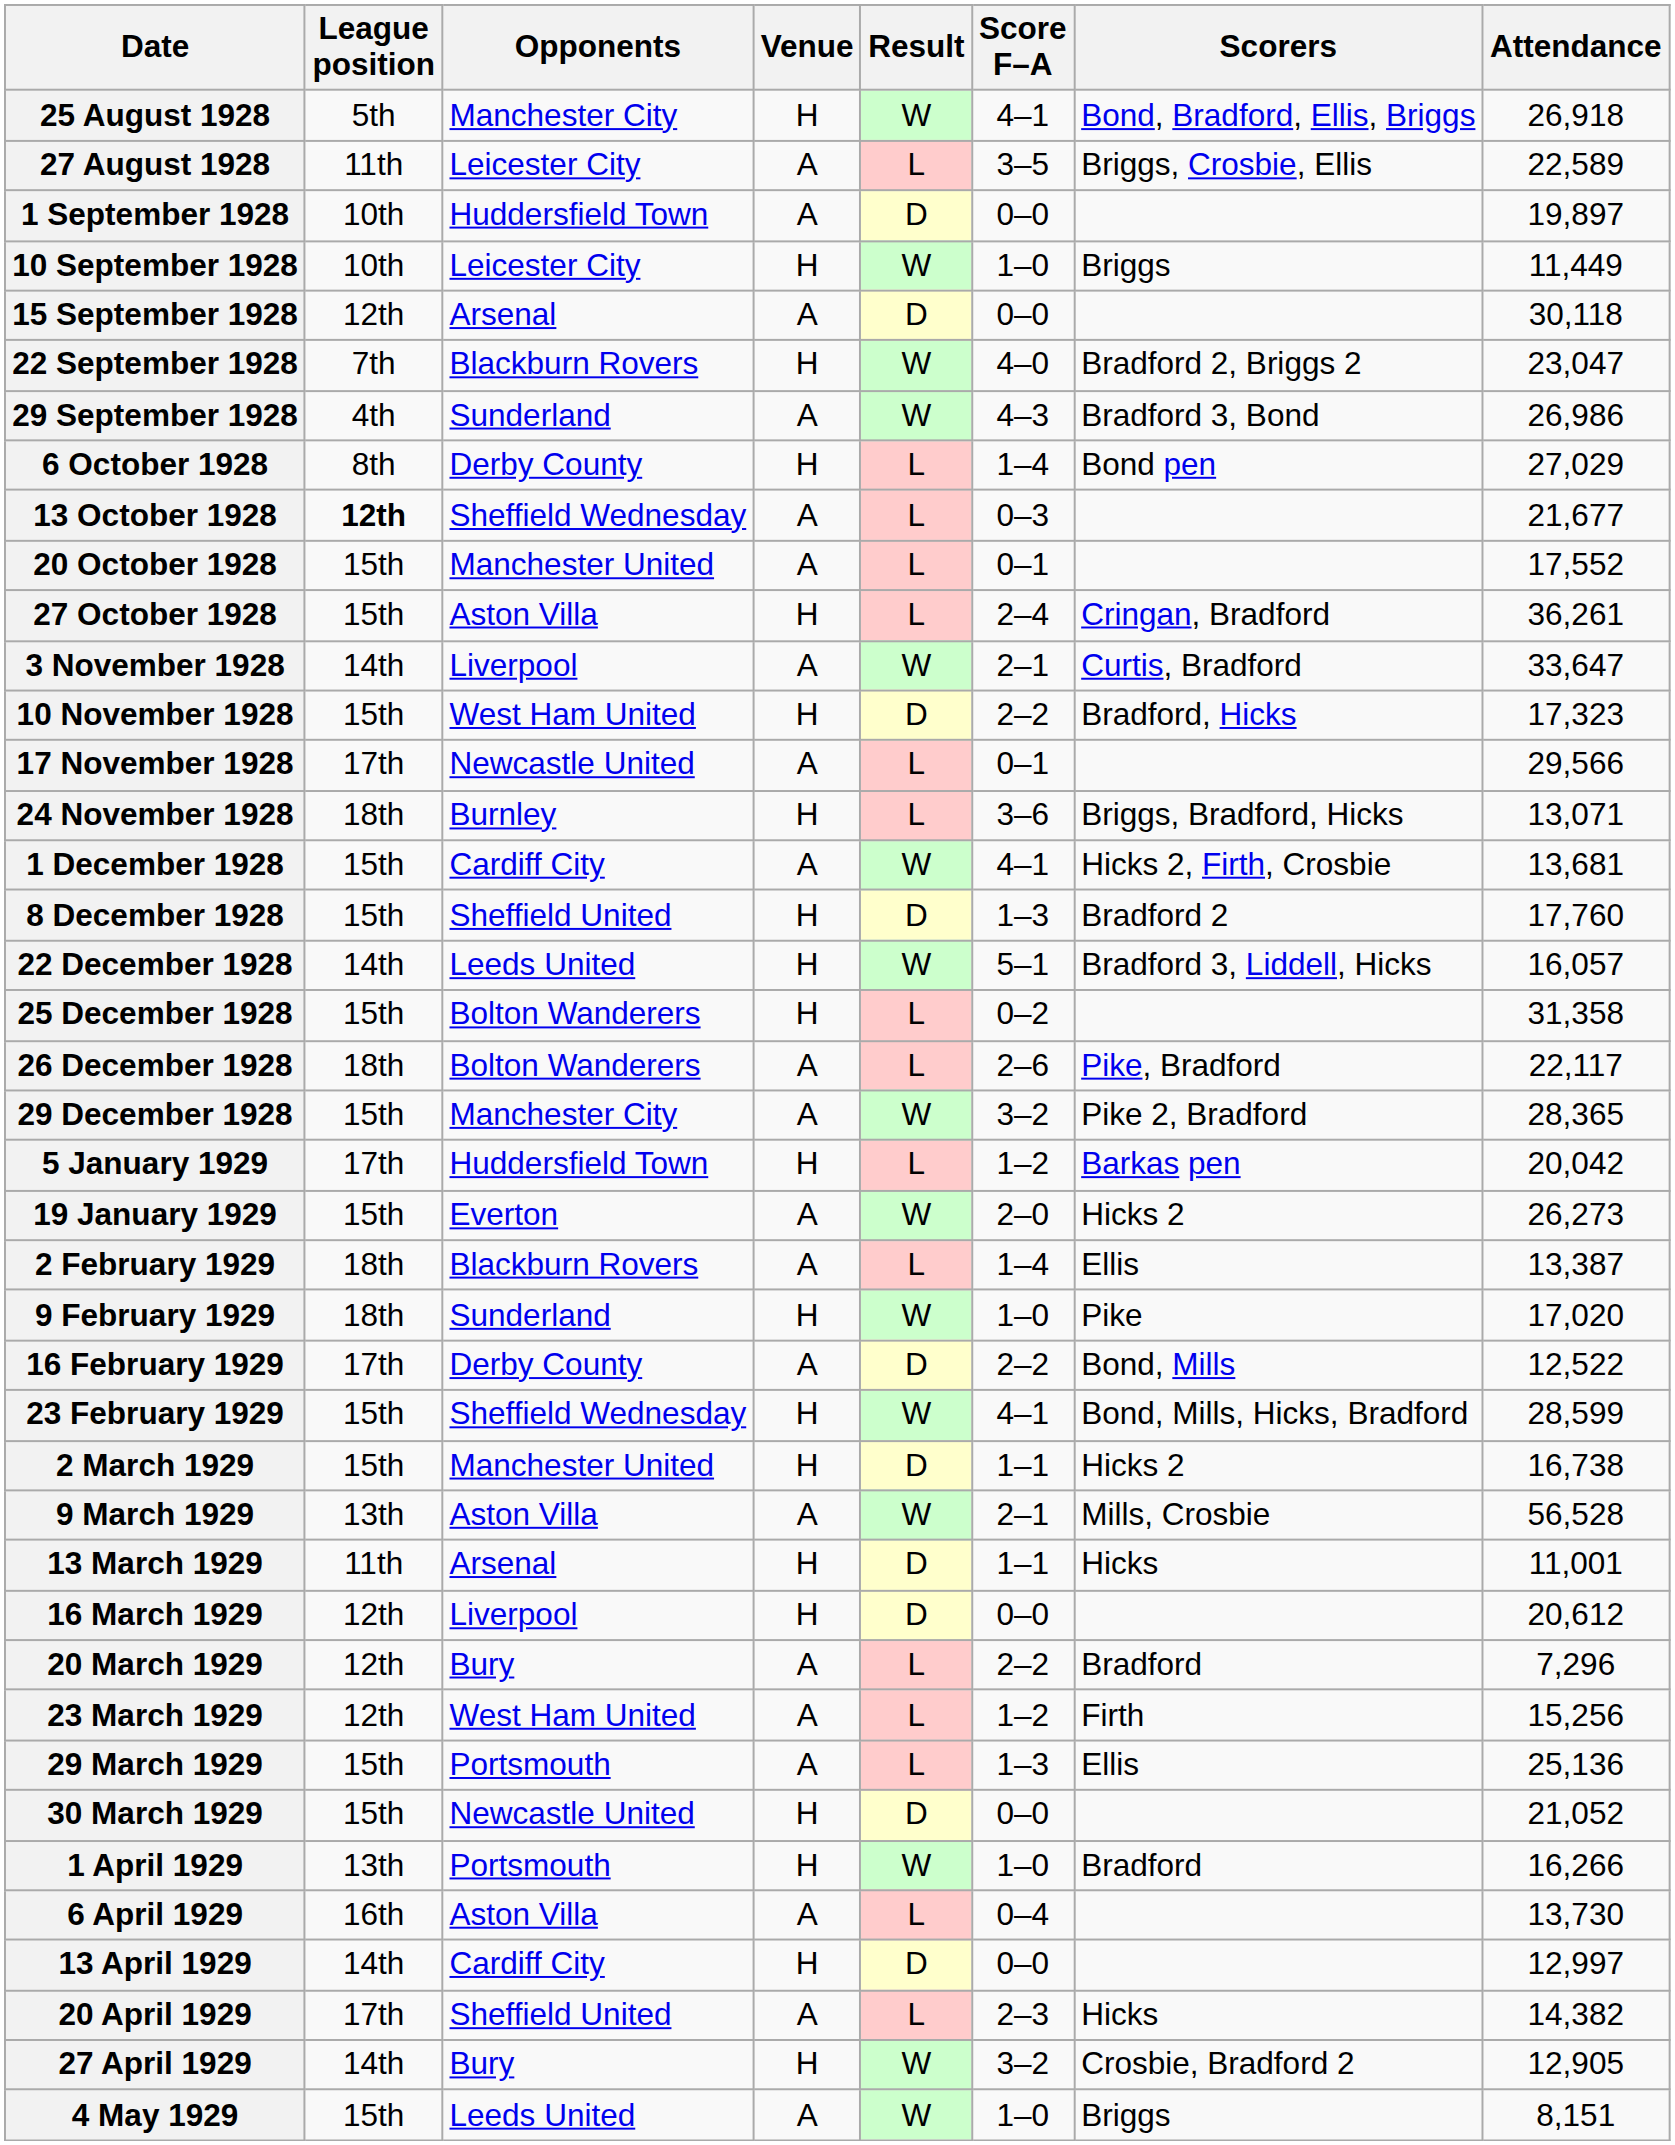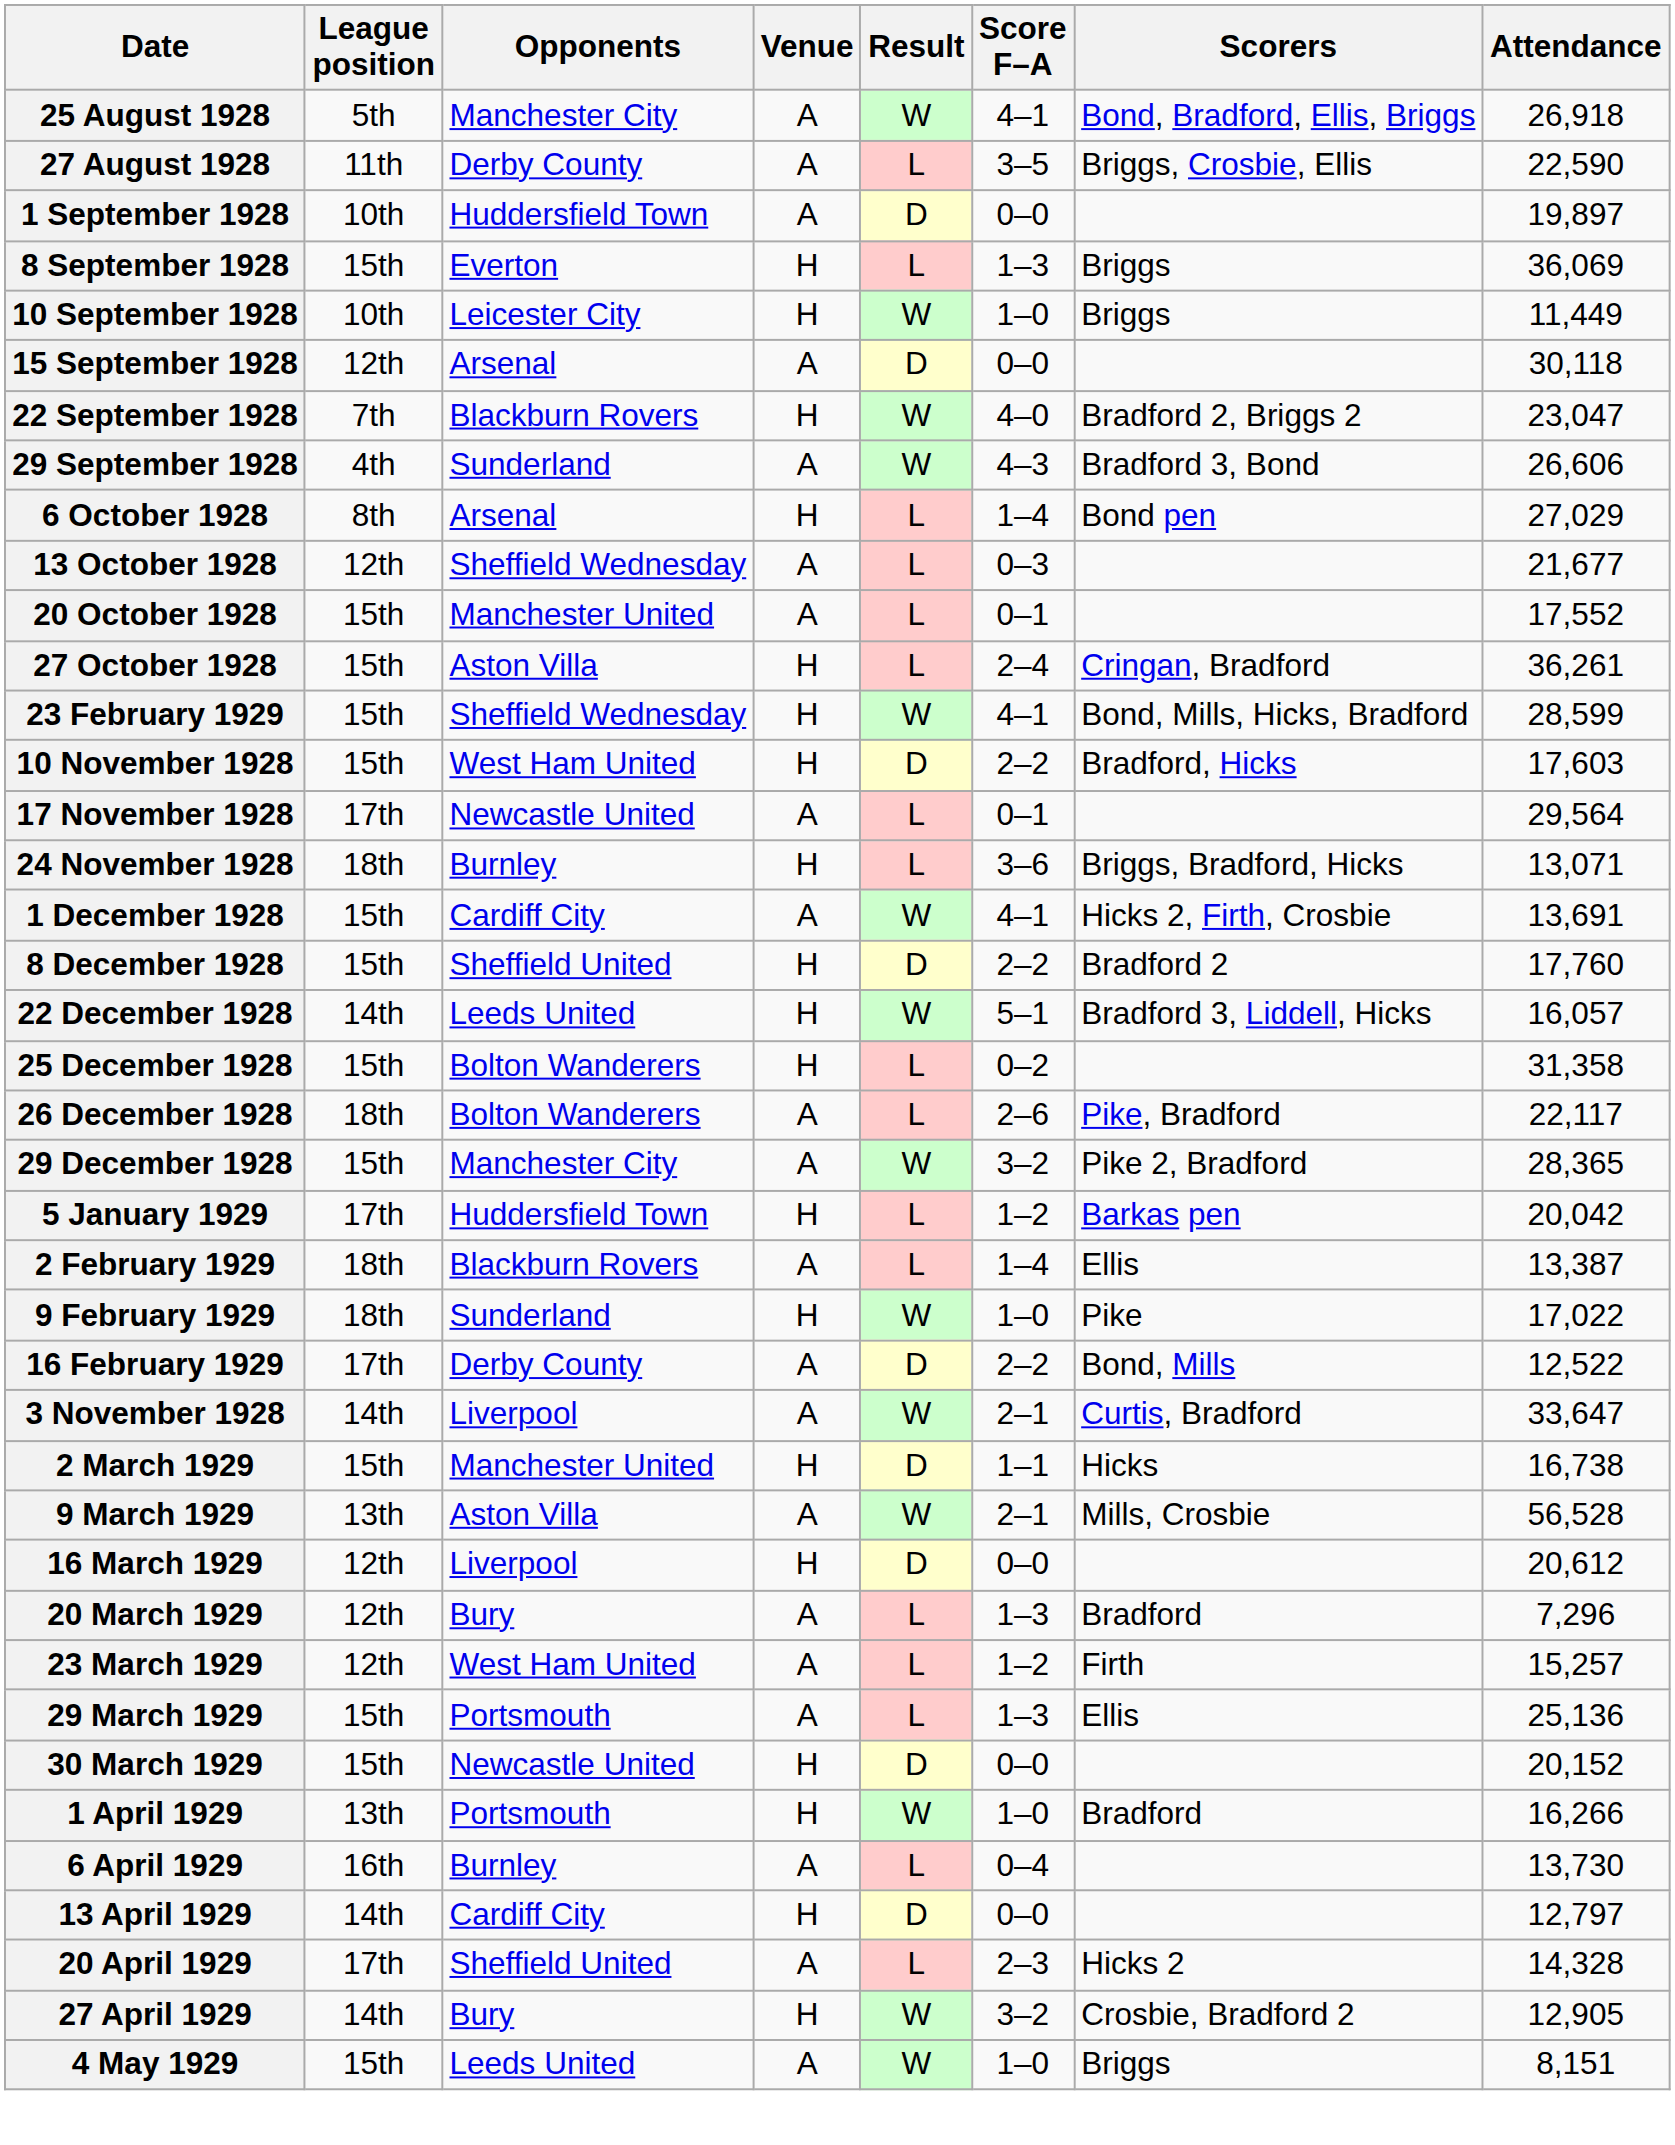(807, 114) H -> (807, 114) A
(545, 164) Leicester City -> (546, 164) Derby County
(1576, 164) 22,589 -> (1576, 164) 22,590
+ row: (155, 264)
(1576, 414) 26,986 -> (1576, 464) 26,606
(546, 464) Derby County -> (503, 514) Arsenal
(374, 514) bold -> (374, 564) normal
rows swapped: (155, 664) <-> (155, 1414)
(1576, 714) 17,323 -> (1576, 764) 17,603
(1576, 764) 29,566 -> (1576, 814) 29,564
(1576, 864) 13,681 -> (1576, 914) 13,691
(1023, 914) 1–3 -> (1023, 964) 2–2
- row: (155, 1214)
(1576, 1314) 17,020 -> (1576, 1314) 17,022
(1133, 1464) Hicks 2 -> (1120, 1464) Hicks
- row: (155, 1564)
(1023, 1664) 2–2 -> (1023, 1614) 1–3
(1576, 1714) 15,256 -> (1576, 1664) 15,257
(1576, 1814) 21,052 -> (1576, 1764) 20,152
(524, 1914) Aston Villa -> (503, 1864) Burnley
(1576, 1964) 12,997 -> (1576, 1914) 12,797
(1120, 2014) Hicks -> (1133, 1964) Hicks 2
(1576, 2014) 14,382 -> (1576, 1964) 14,328
